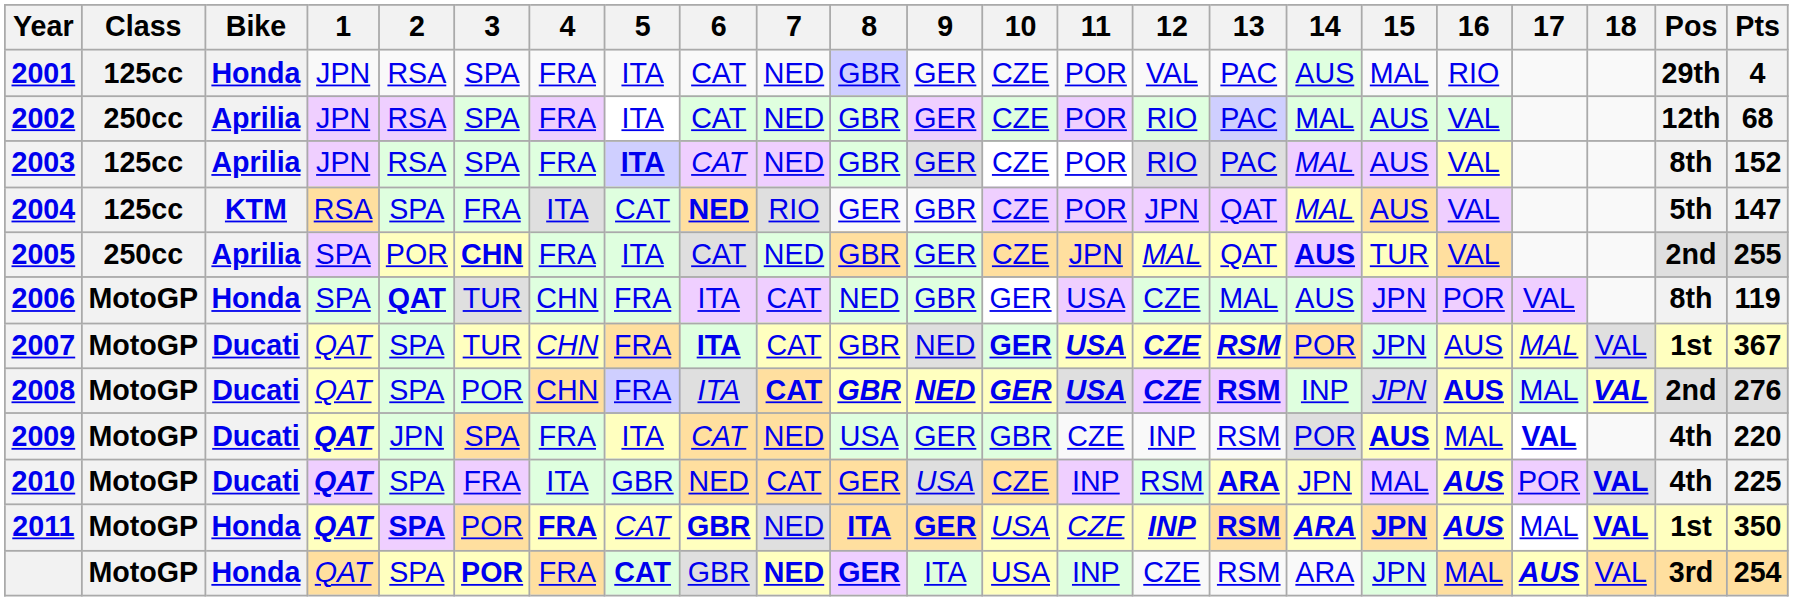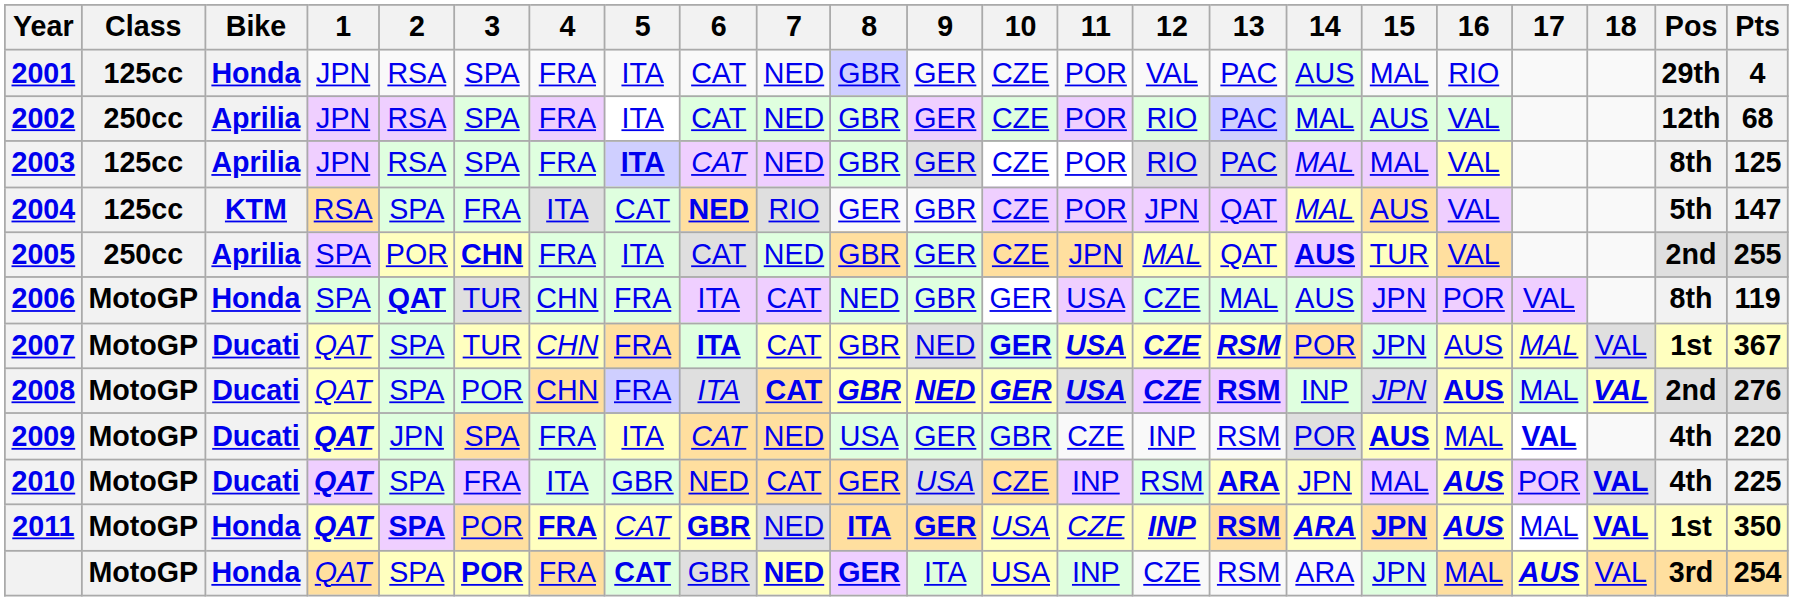(1399, 163) AUS -> (1399, 163) MAL
(1758, 163) 152 -> (1758, 163) 125
